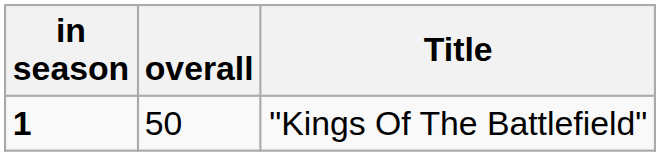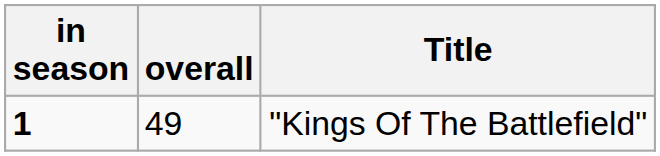(164, 122) 50 -> (164, 122) 49
